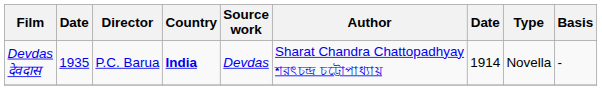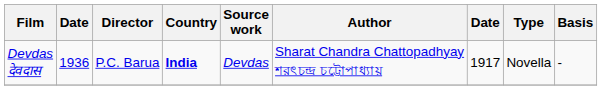(74, 62) 1935 -> (74, 62) 1936
(485, 62) 1914 -> (485, 62) 1917
